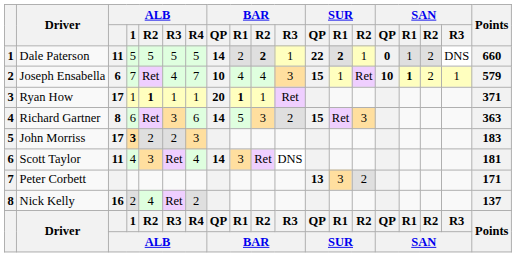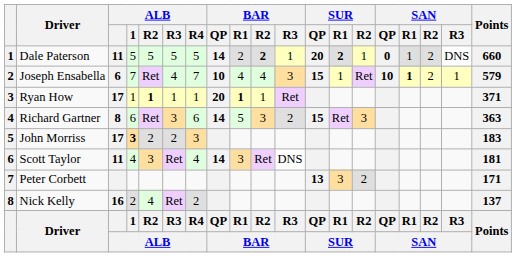(317, 55) 22 -> (317, 55) 20
